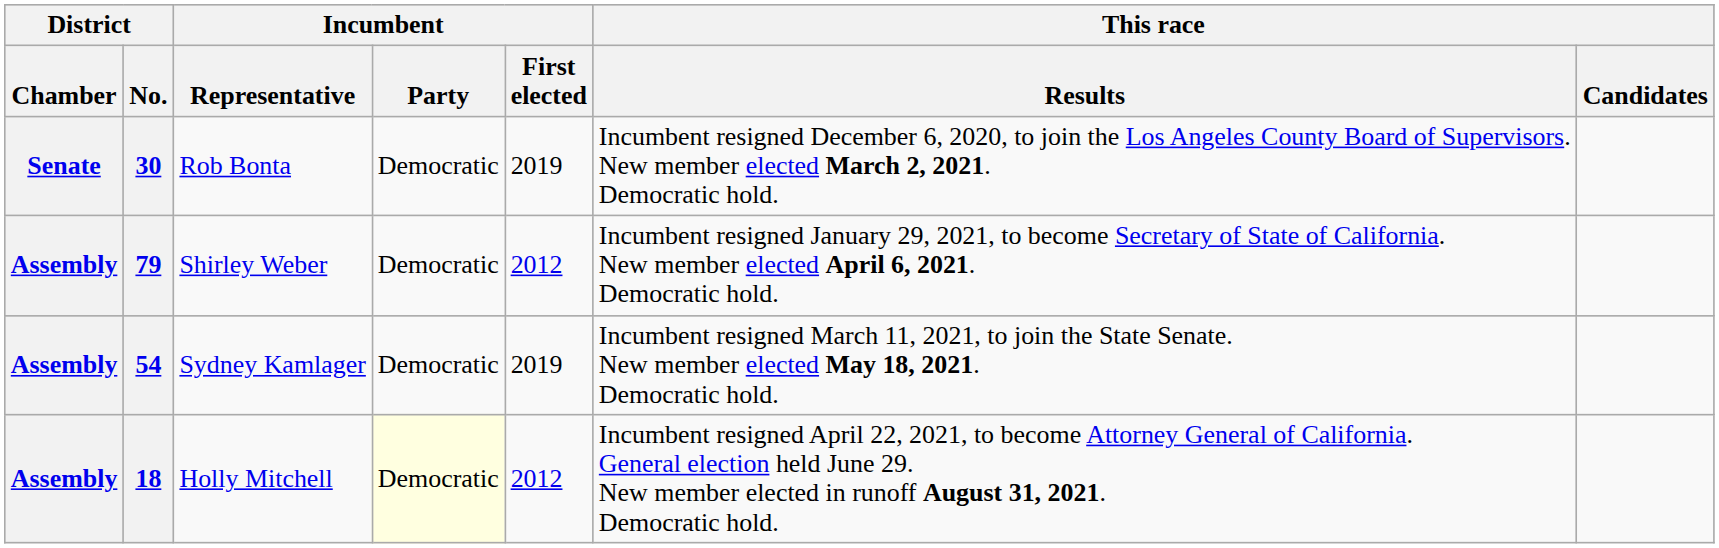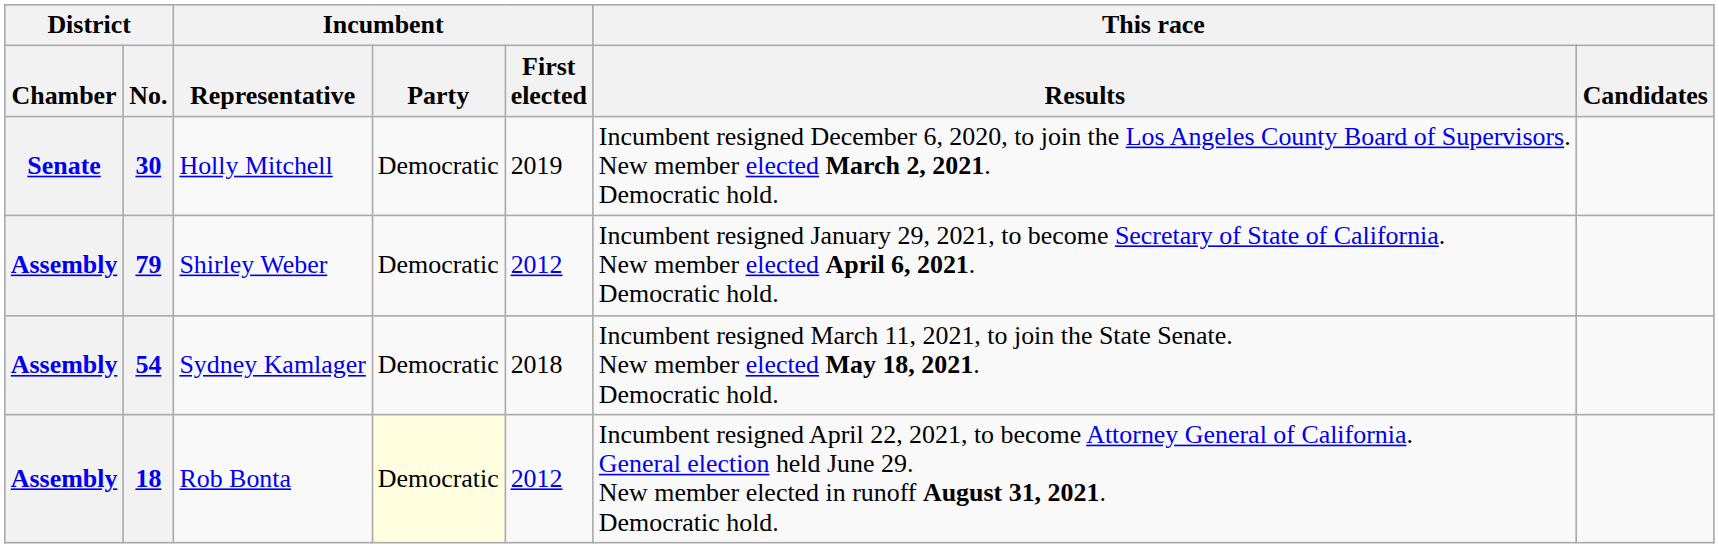(235, 165) Rob Bonta -> (256, 165) Holly Mitchell
(537, 364) 2019 -> (537, 364) 2018
(256, 478) Holly Mitchell -> (235, 478) Rob Bonta
